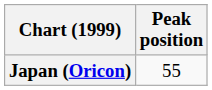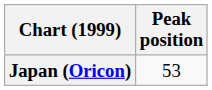(171, 70) 55 -> (171, 70) 53
